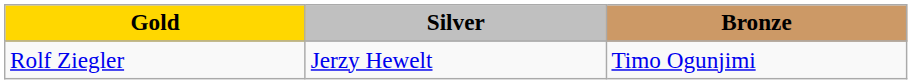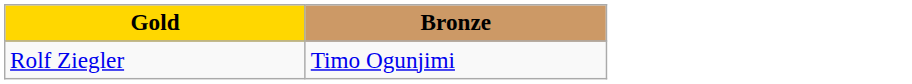- column: (456, 22)
